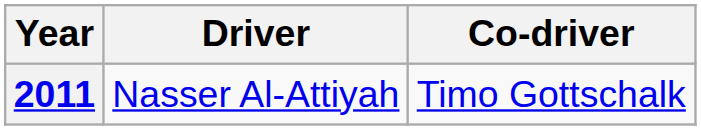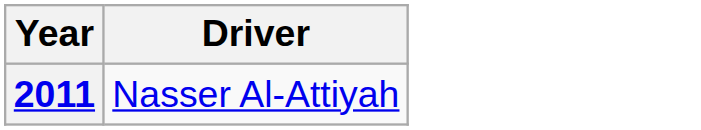- column: (551, 34)
